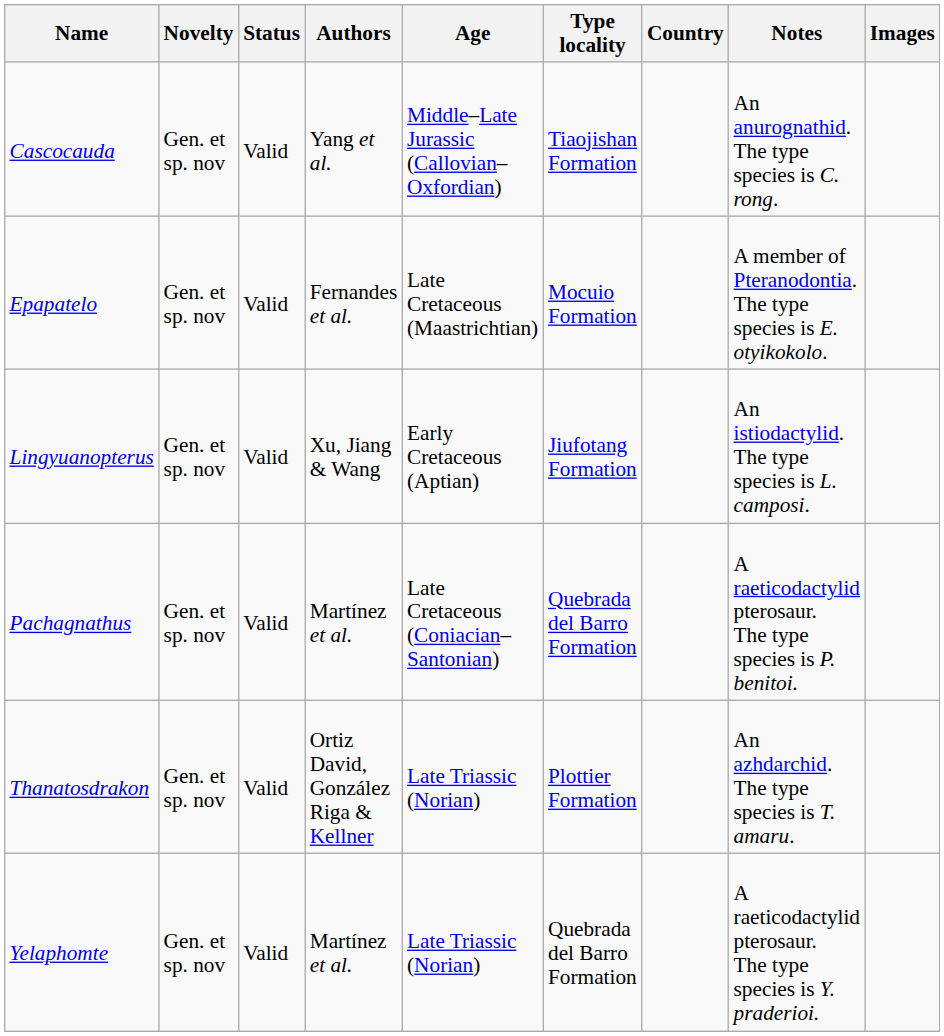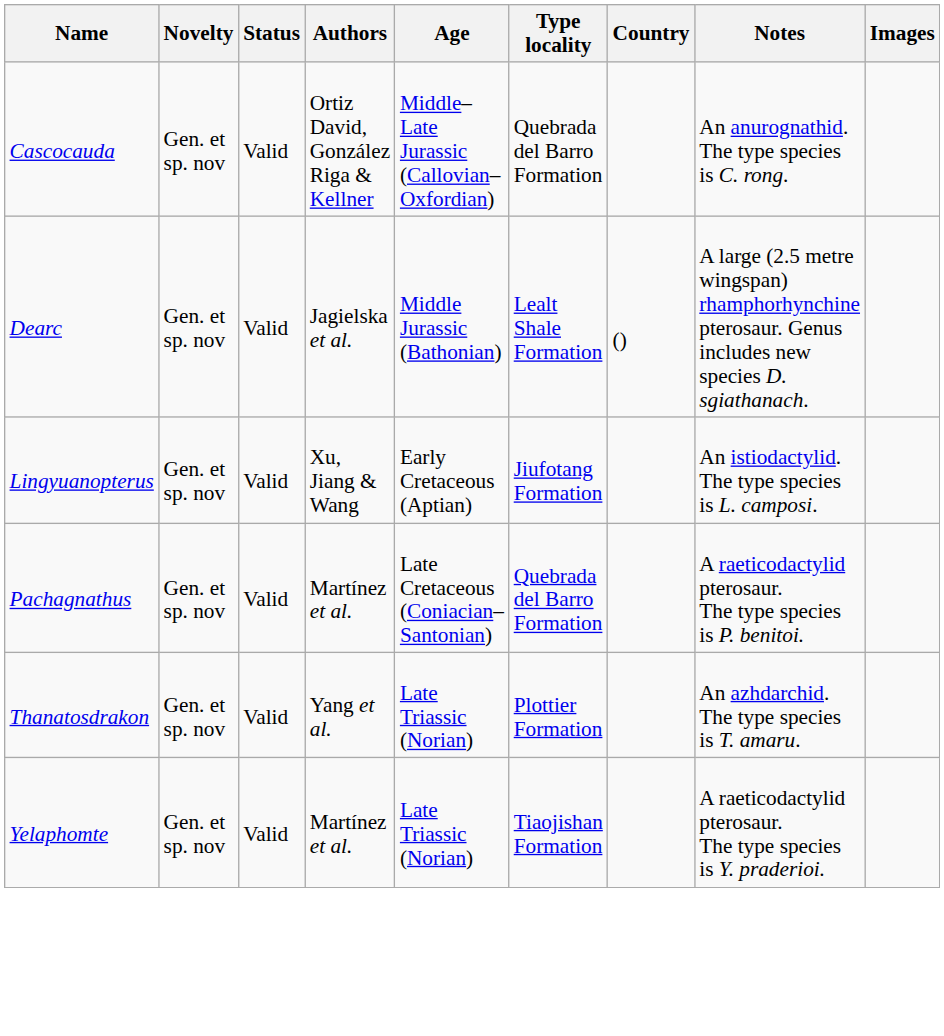(342, 150) Yang et al. -> (350, 150) Ortiz David, González Riga & Kellner
(593, 150) Tiaojishan Formation -> (558, 150) Quebrada del Barro Formation
+ row: (36, 328)
- row: (53, 304)
(350, 788) Ortiz David, González Riga & Kellner -> (342, 716) Yang et al.
(592, 954) Quebrada del Barro Formation -> (558, 834) Tiaojishan Formation
